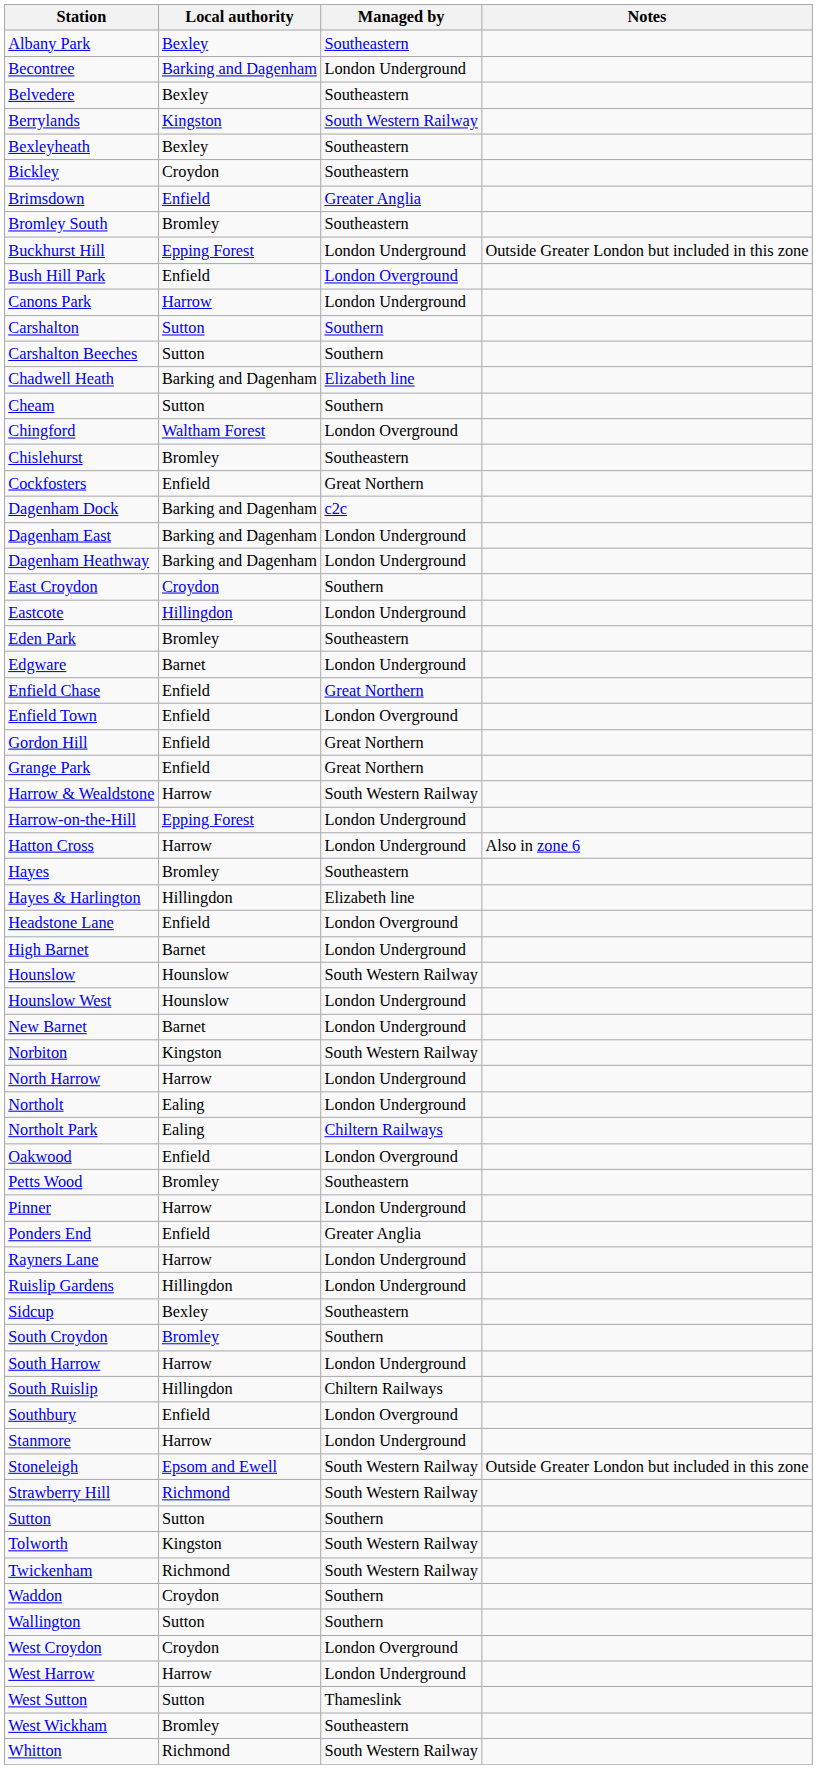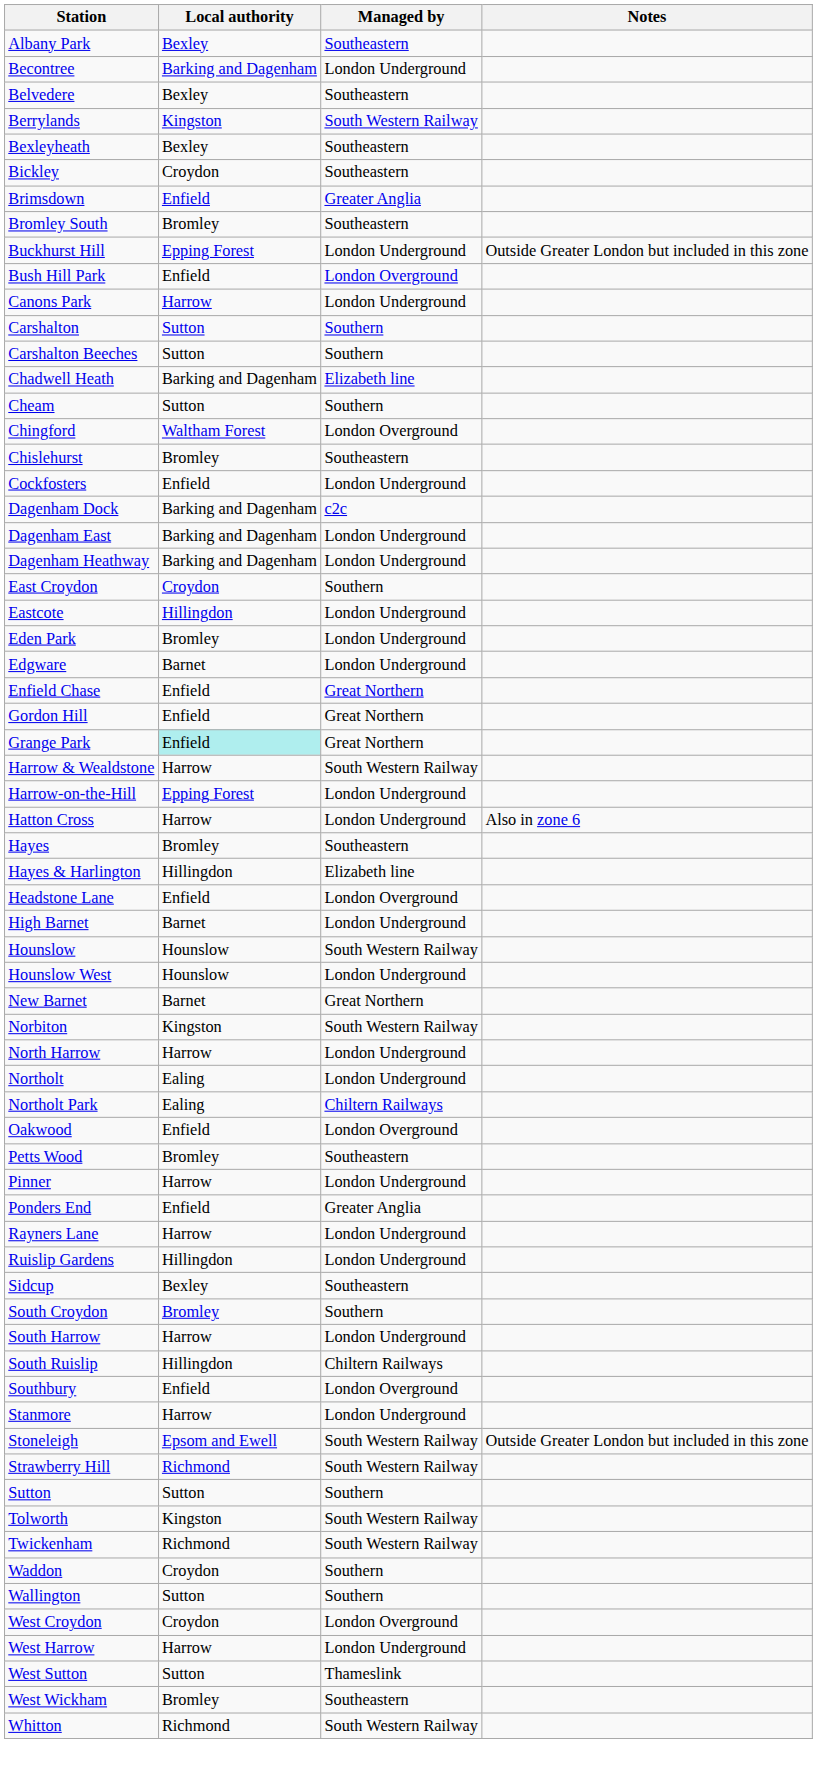(374, 483) Great Northern -> (395, 483) London Underground
(367, 638) Southeastern -> (395, 638) London Underground
- row: (53, 716)
(186, 768) no background -> (186, 742) paleturquoise background
(395, 1026) London Underground -> (374, 1000) Great Northern
